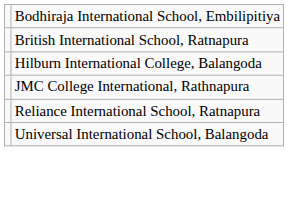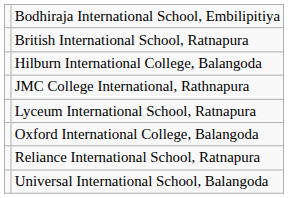+ row: (135, 110)
+ row: (137, 134)
